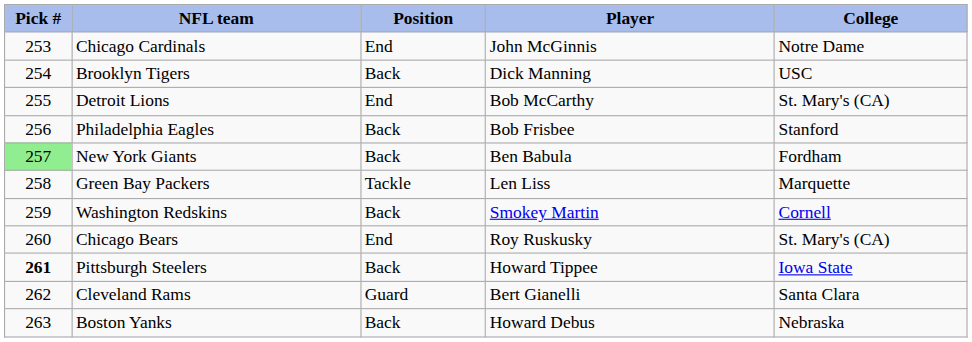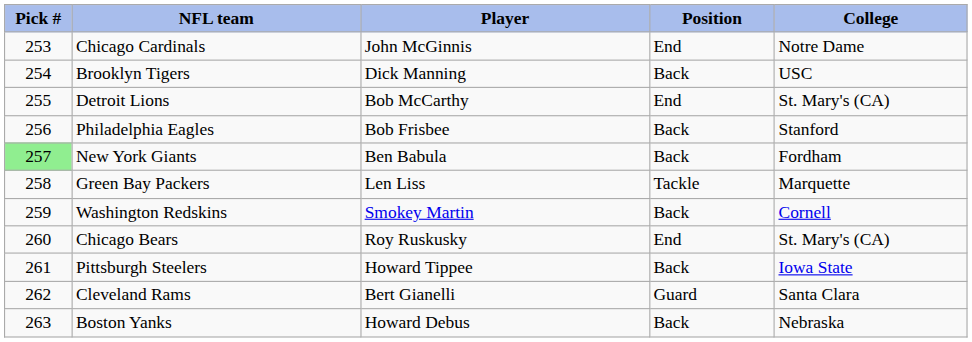columns swapped: (630, 18) <-> (423, 18)
(38, 267) bold -> (38, 267) normal
